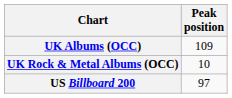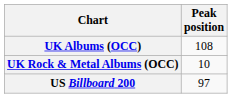(204, 45) 109 -> (204, 45) 108
